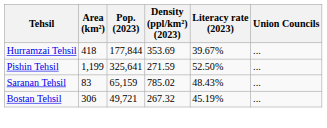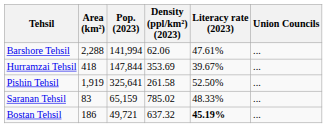+ row: (38, 51)
(126, 51) 177,844 -> (126, 67) 147,844
(93, 67) 1,199 -> (93, 83) 1,919
(161, 67) 271.59 -> (161, 83) 261.58
(208, 83) 48.43% -> (208, 99) 48.33%
(89, 99) 306 -> (89, 115) 186
(161, 99) 267.32 -> (161, 115) 637.32
(208, 99) normal -> (209, 115) bold
